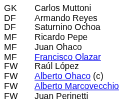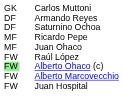- row: (68, 57)
(11, 76) no background -> (11, 66) lightgreen background
+ row: (61, 86)
- row: (61, 96)
